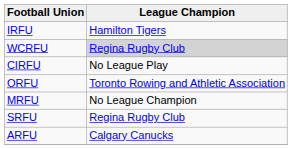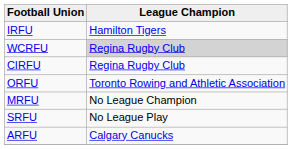(129, 65) No League Play -> (137, 65) Regina Rugby Club
(137, 118) Regina Rugby Club -> (129, 118) No League Play
